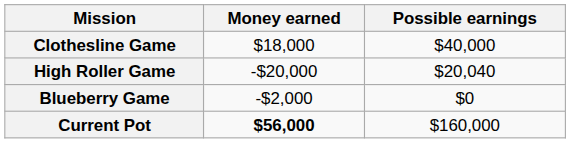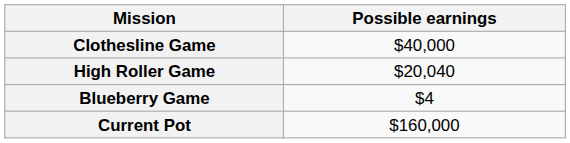- column: (284, 18)
(465, 98) $0 -> (424, 98) $4
